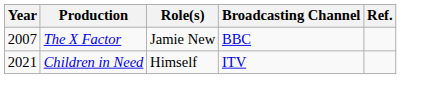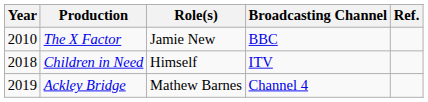(22, 39) 2007 -> (22, 39) 2010
(22, 62) 2021 -> (22, 62) 2018
+ row: (85, 85)
